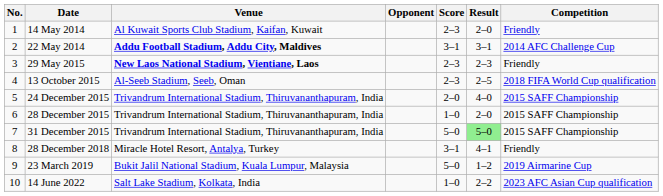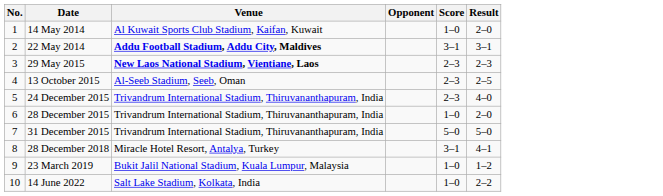- column: (580, 13)
(452, 30) 2–3 -> (452, 30) 1–0
(452, 98) 2–0 -> (452, 98) 2–3
(484, 132) lightgreen background -> (484, 132) no background
(452, 166) 5–0 -> (452, 166) 1–0
